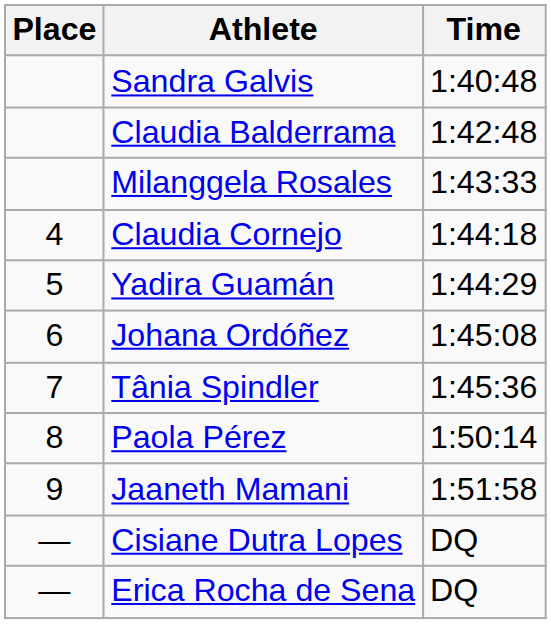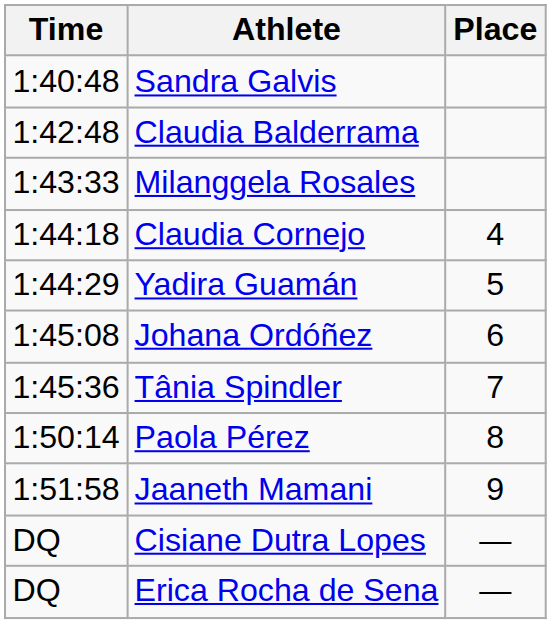columns swapped: (54, 30) <-> (484, 30)
